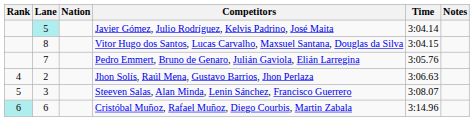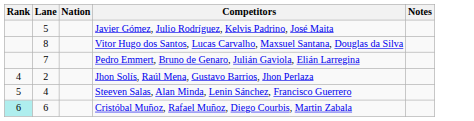- column: (423, 12)
(46, 28) paleturquoise background -> (46, 28) no background
(46, 92) 3 -> (46, 92) 4
